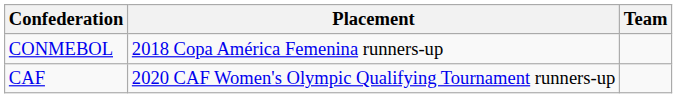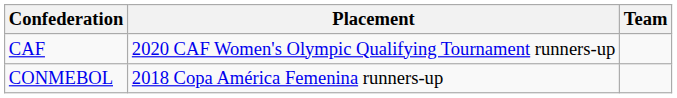rows swapped: (27, 78) <-> (61, 48)
